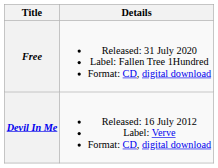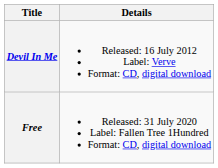rows swapped: (32, 127) <-> (32, 56)
